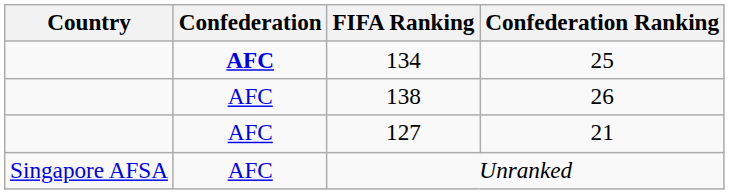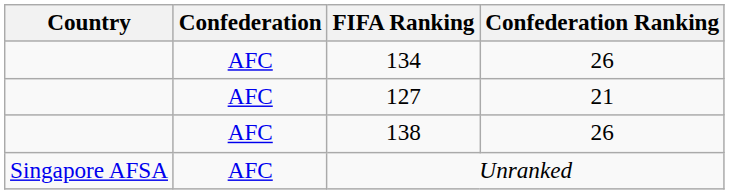(250, 59) bold -> (250, 59) normal
(602, 59) 25 -> (602, 59) 26
rows swapped: (403, 96) <-> (403, 133)
